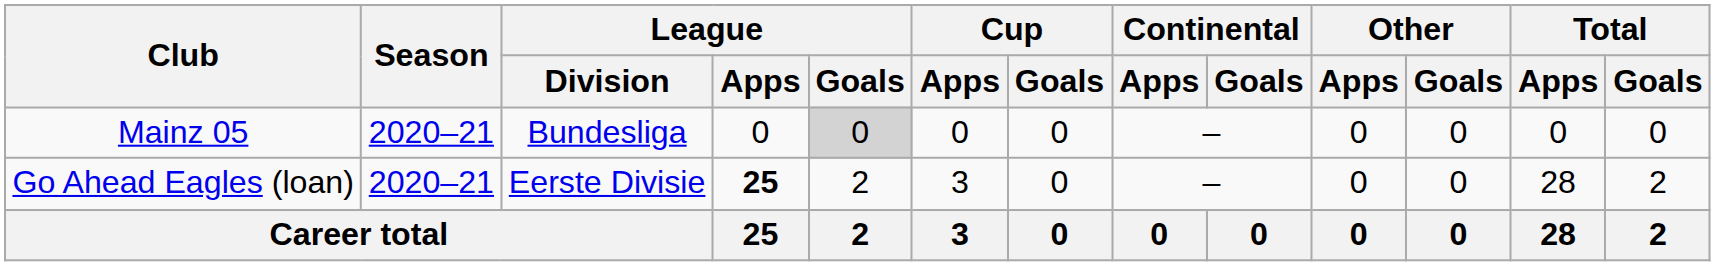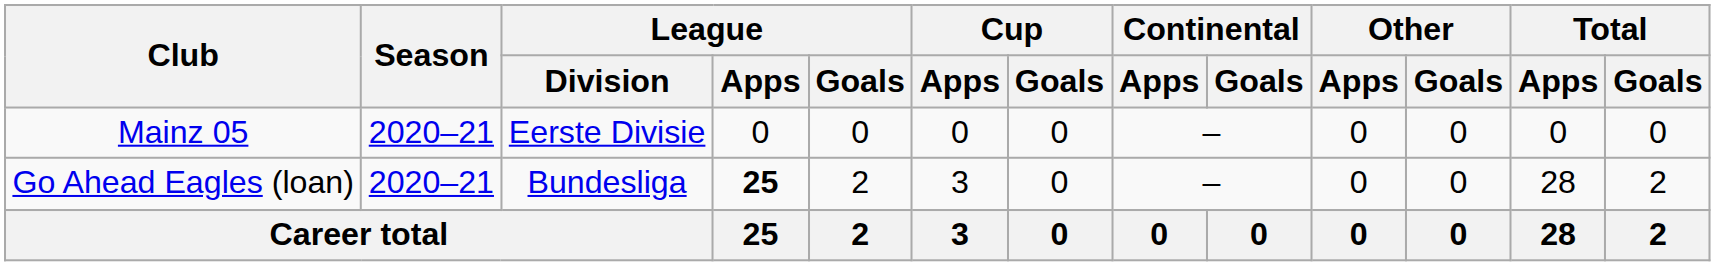(607, 132) Bundesliga -> (607, 132) Eerste Divisie
(860, 132) lightgrey background -> (860, 132) no background
(607, 183) Eerste Divisie -> (607, 183) Bundesliga
